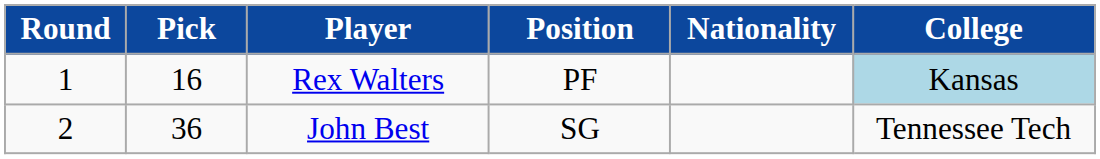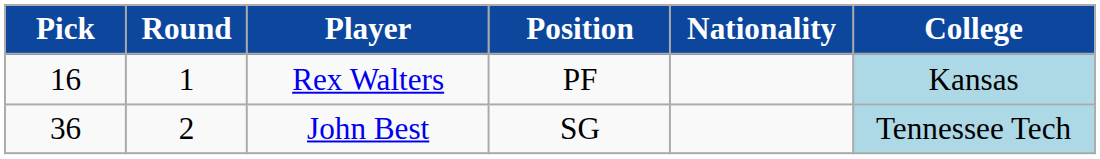columns swapped: (65, 29) <-> (187, 29)
(974, 128) no background -> (974, 128) lightblue background
